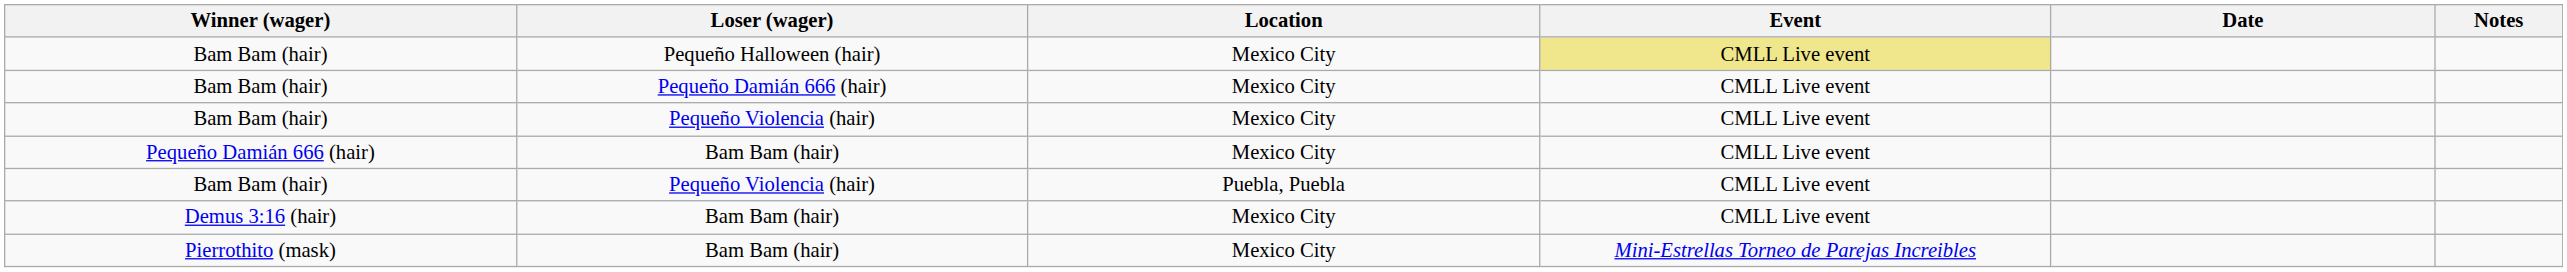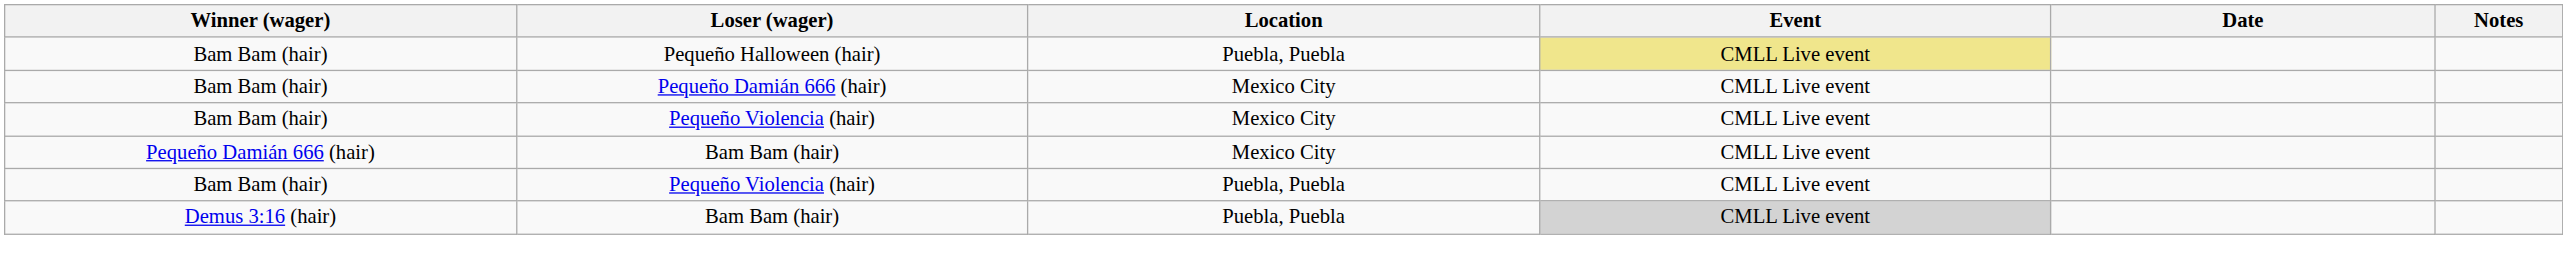(1284, 53) Mexico City -> (1284, 53) Puebla, Puebla
(1284, 217) Mexico City -> (1284, 217) Puebla, Puebla
(1795, 217) no background -> (1795, 217) lightgrey background
- row: (260, 250)
